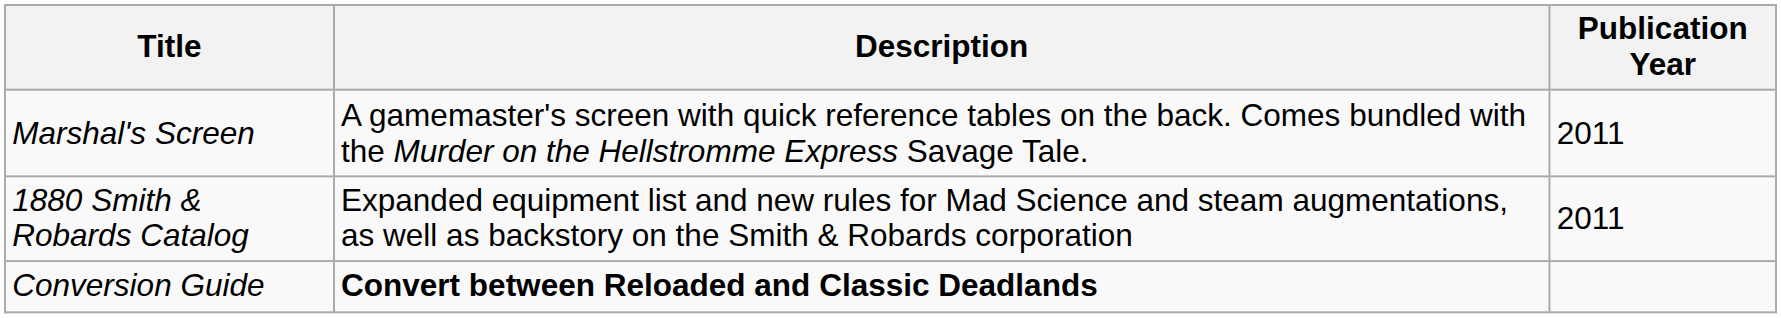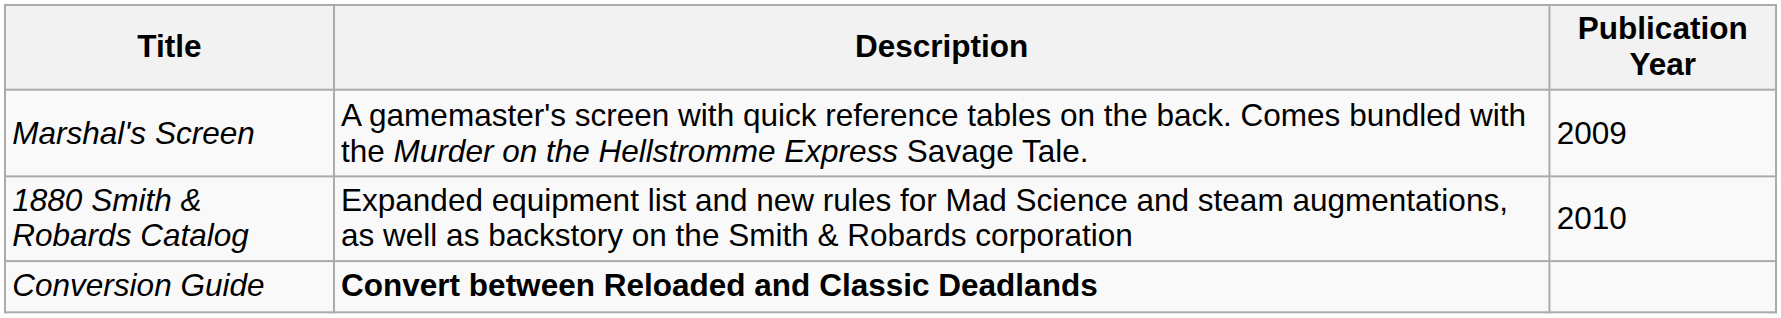(1591, 132) 2011 -> (1592, 132) 2009
(1591, 218) 2011 -> (1592, 218) 2010
